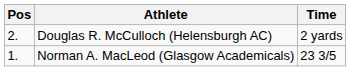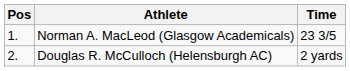rows swapped: (166, 55) <-> (155, 35)
